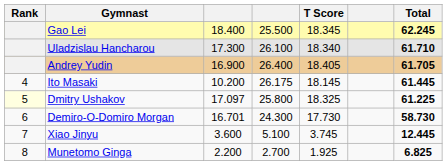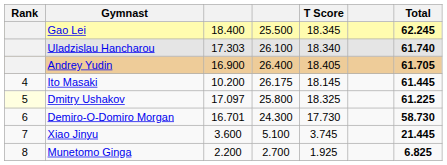(228, 48) 17.300 -> (228, 48) 17.303
(418, 48) 61.710 -> (418, 48) 61.740
(418, 134) 12.445 -> (418, 134) 21.445
